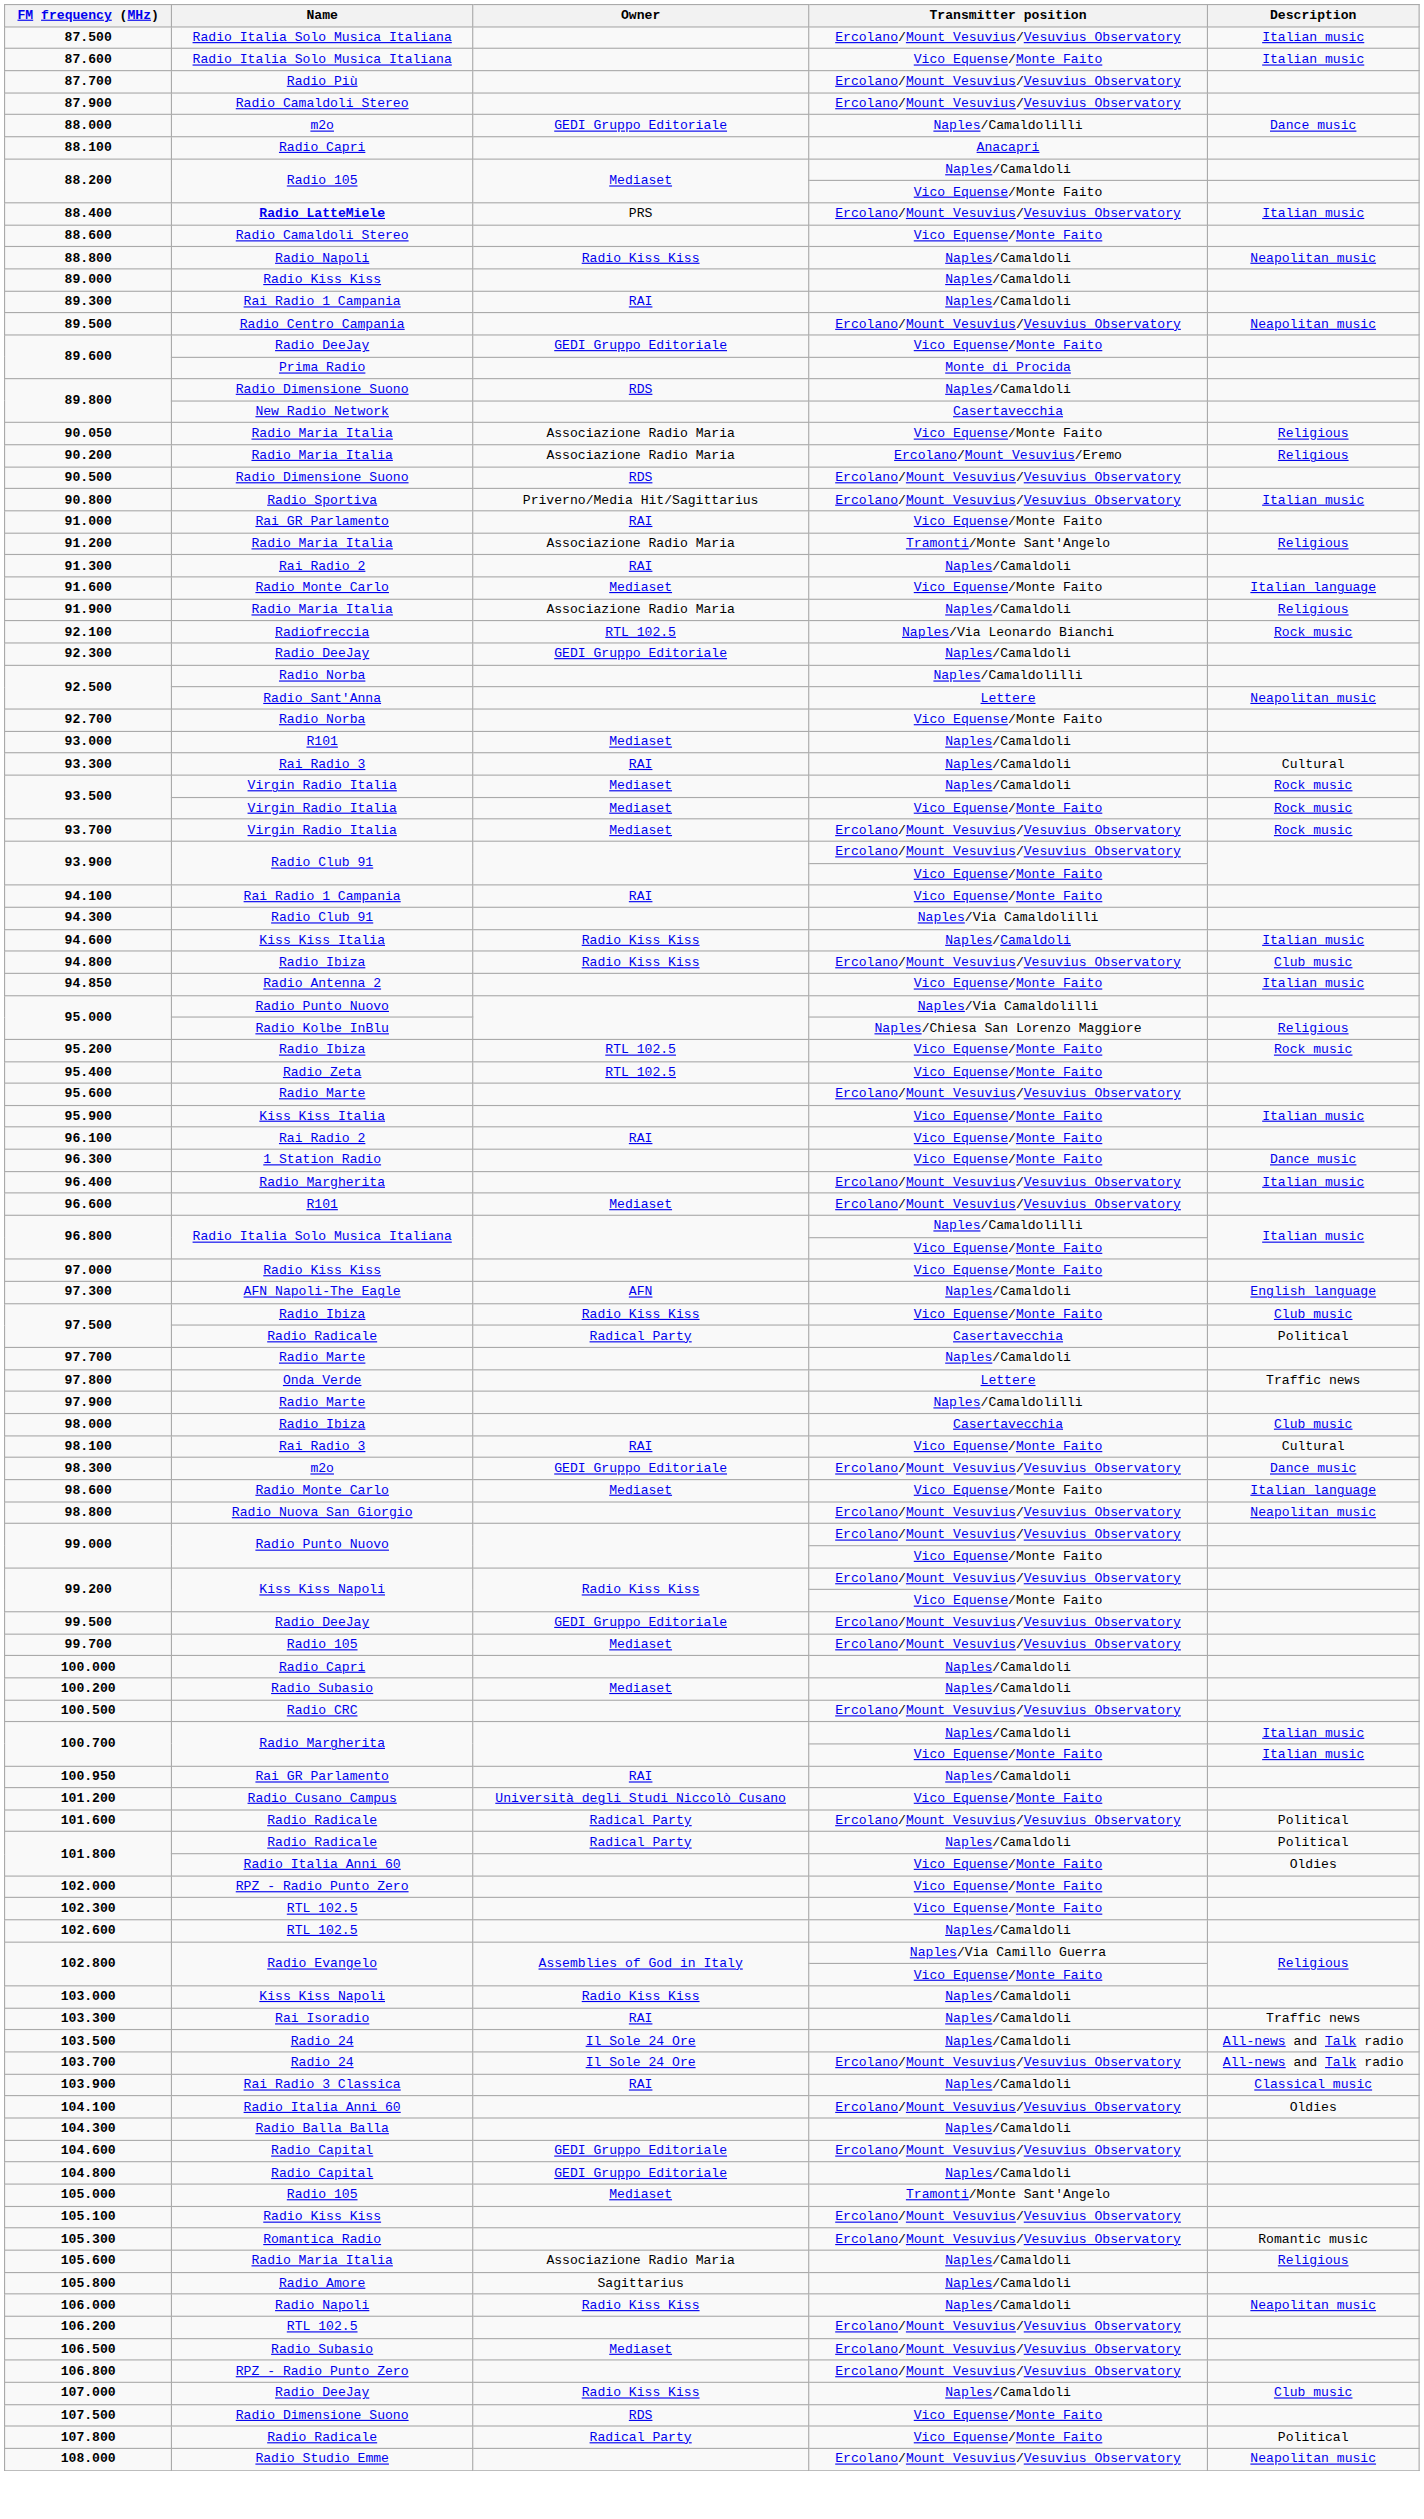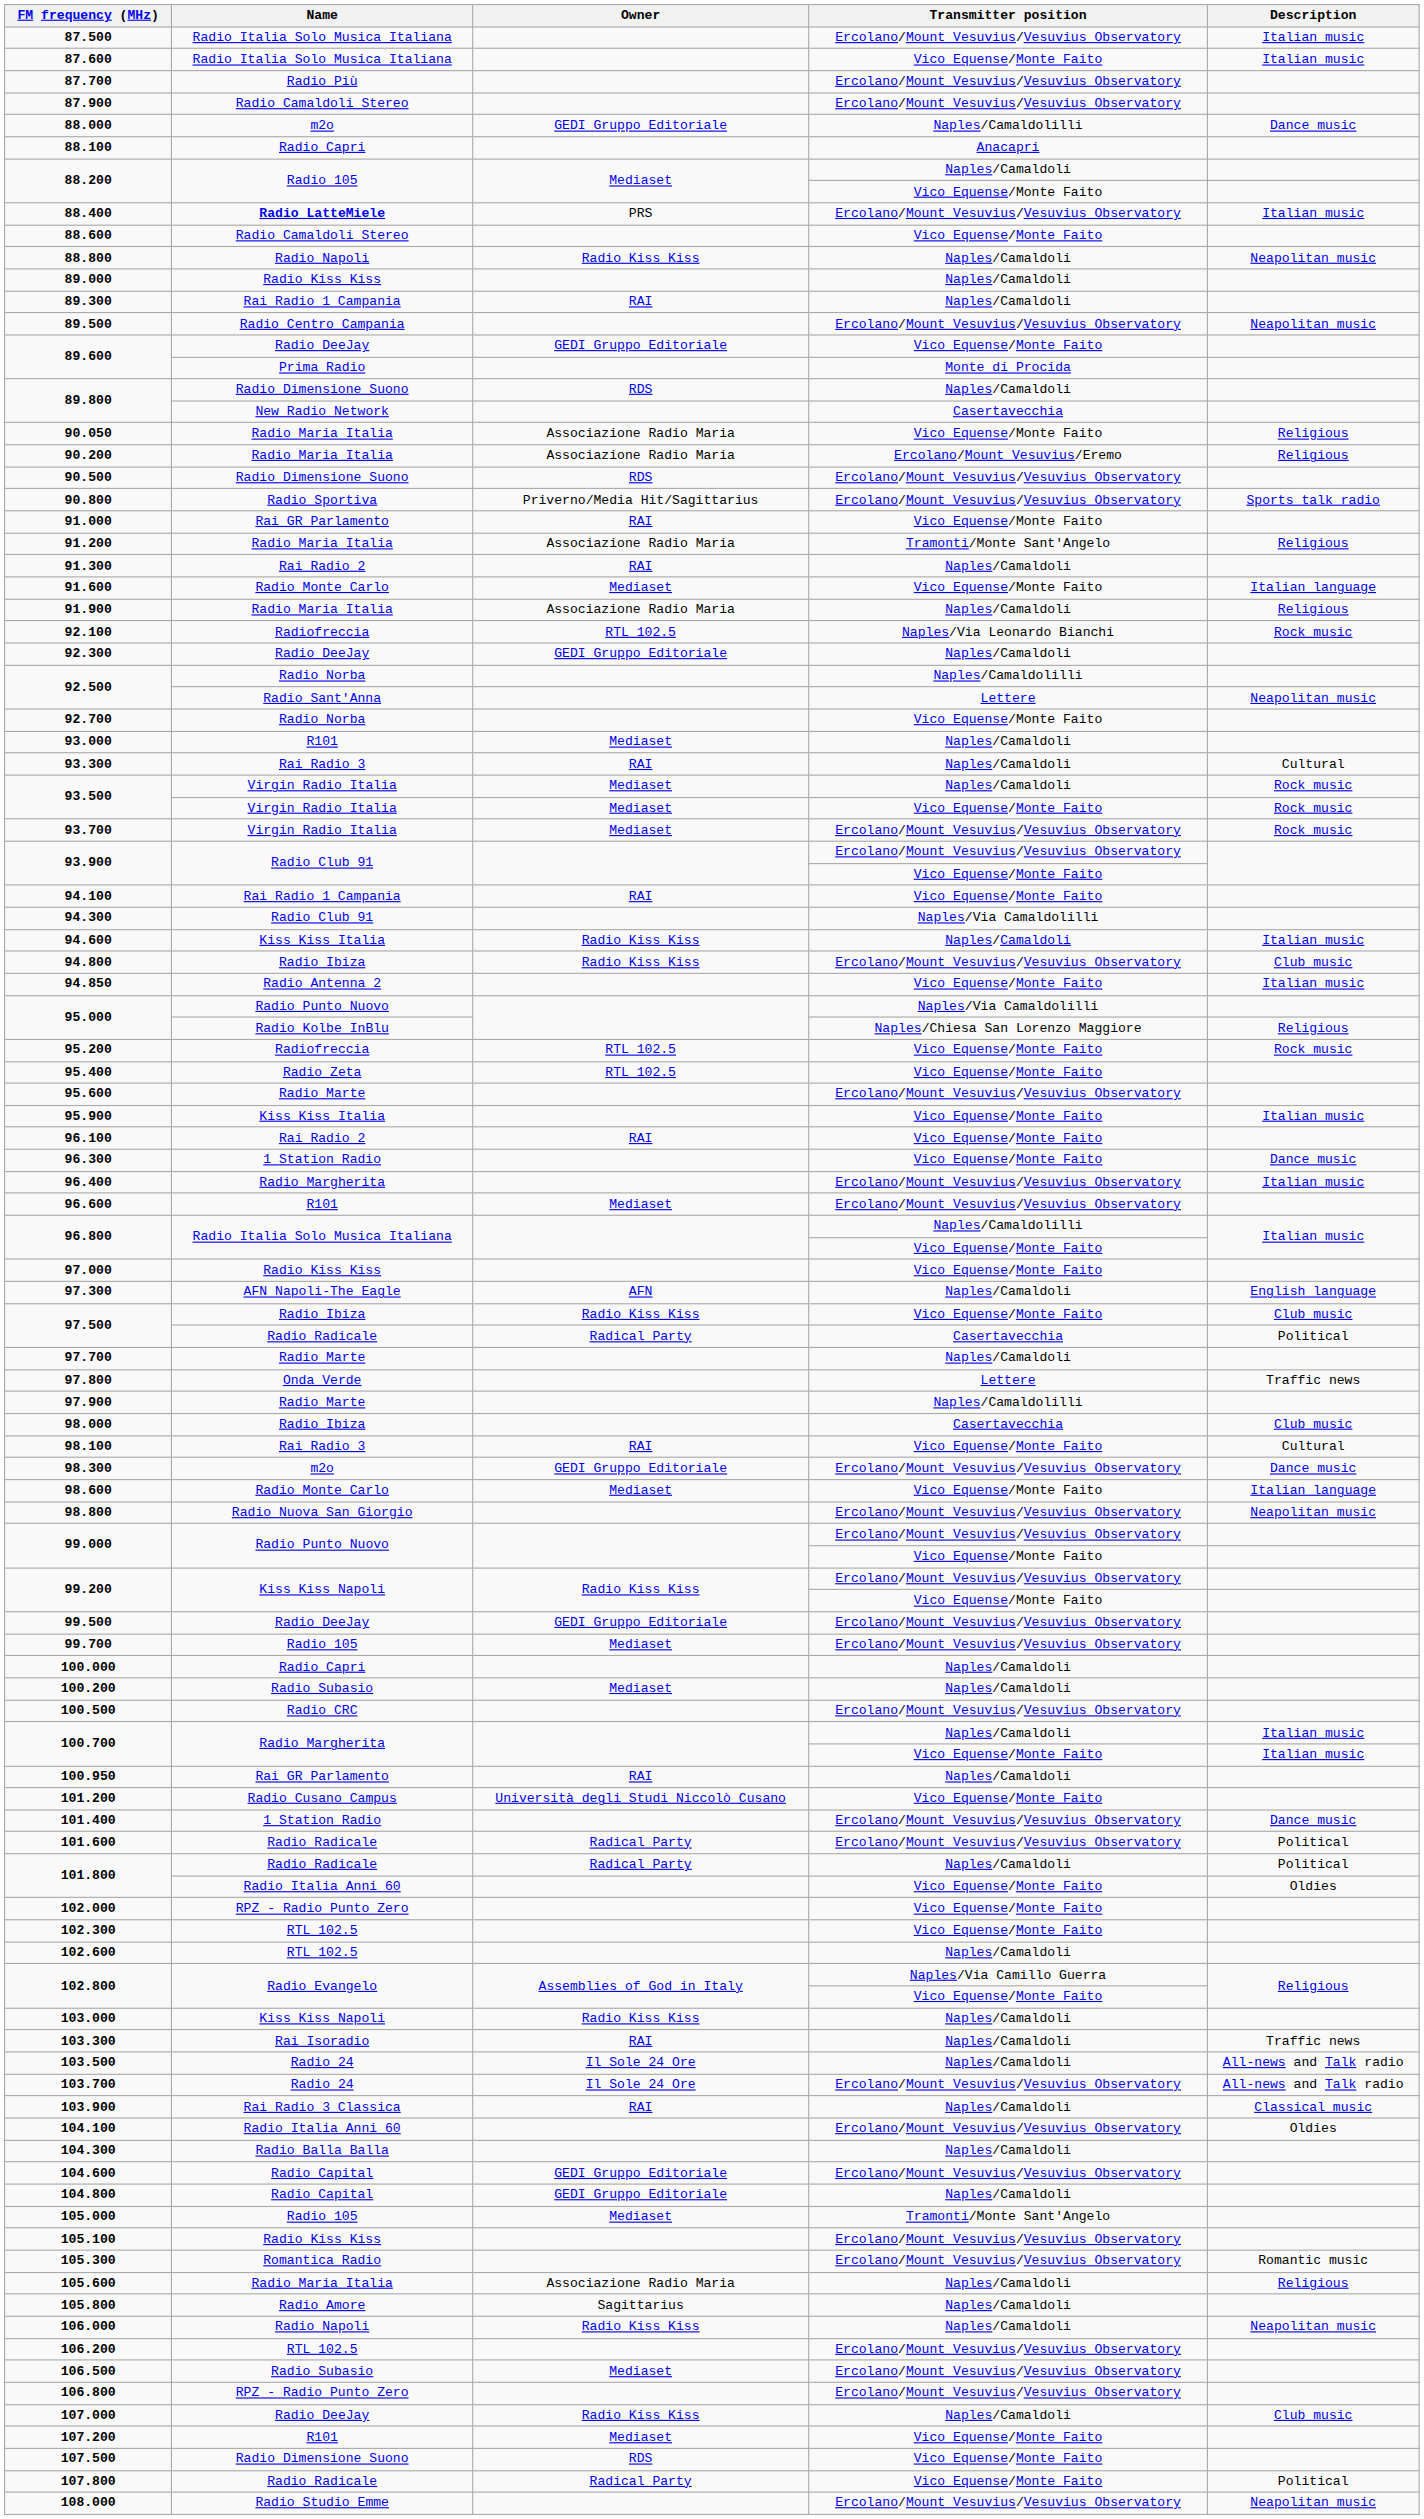(1313, 500) Italian music -> (1313, 500) Sports talk radio
(322, 1050) Radio Ibiza -> (322, 1050) Radiofreccia
+ row: (88, 1820)
+ row: (88, 2437)
